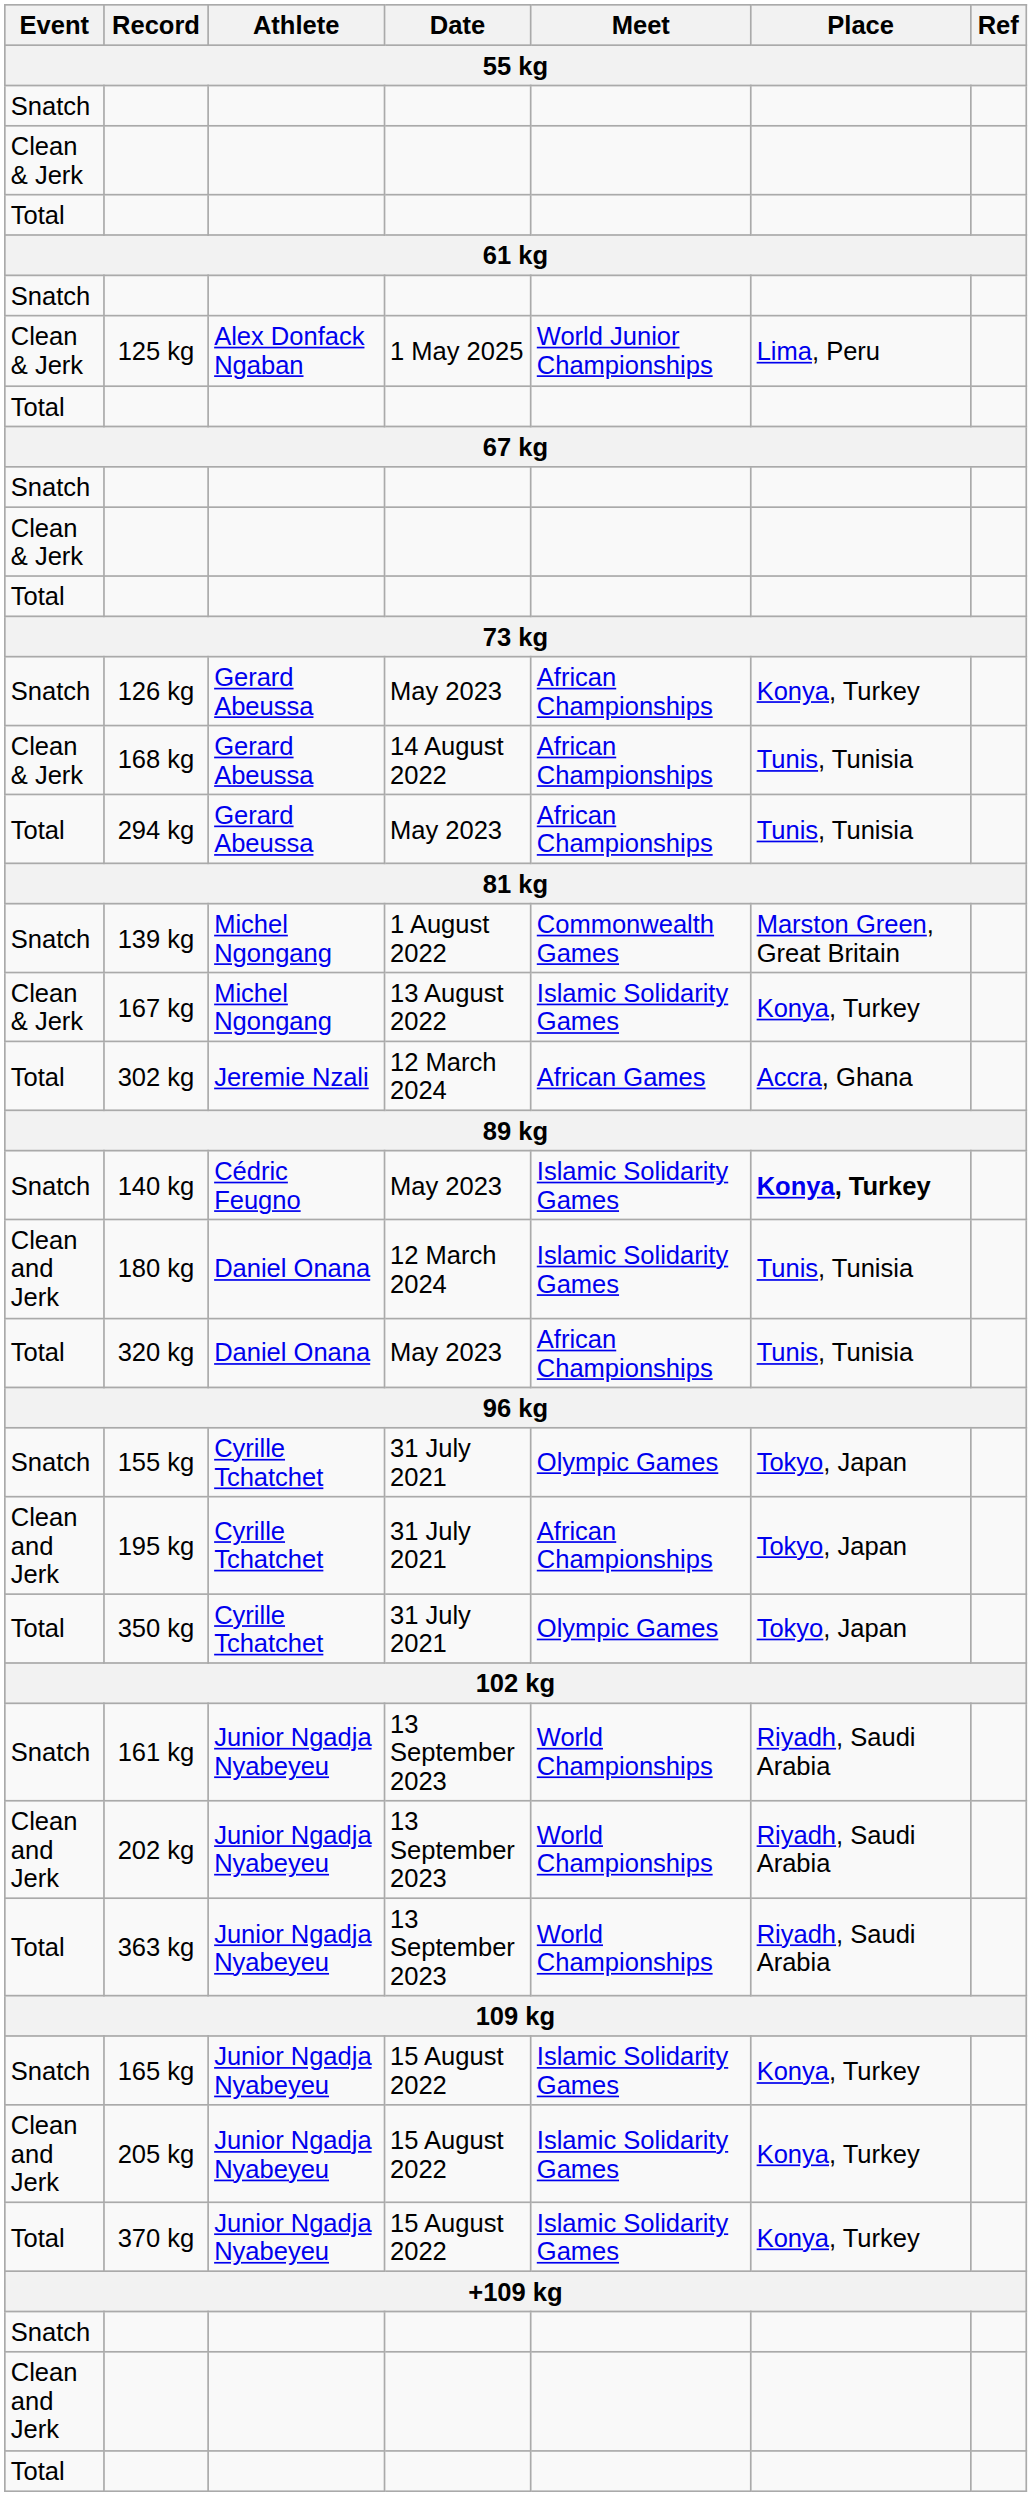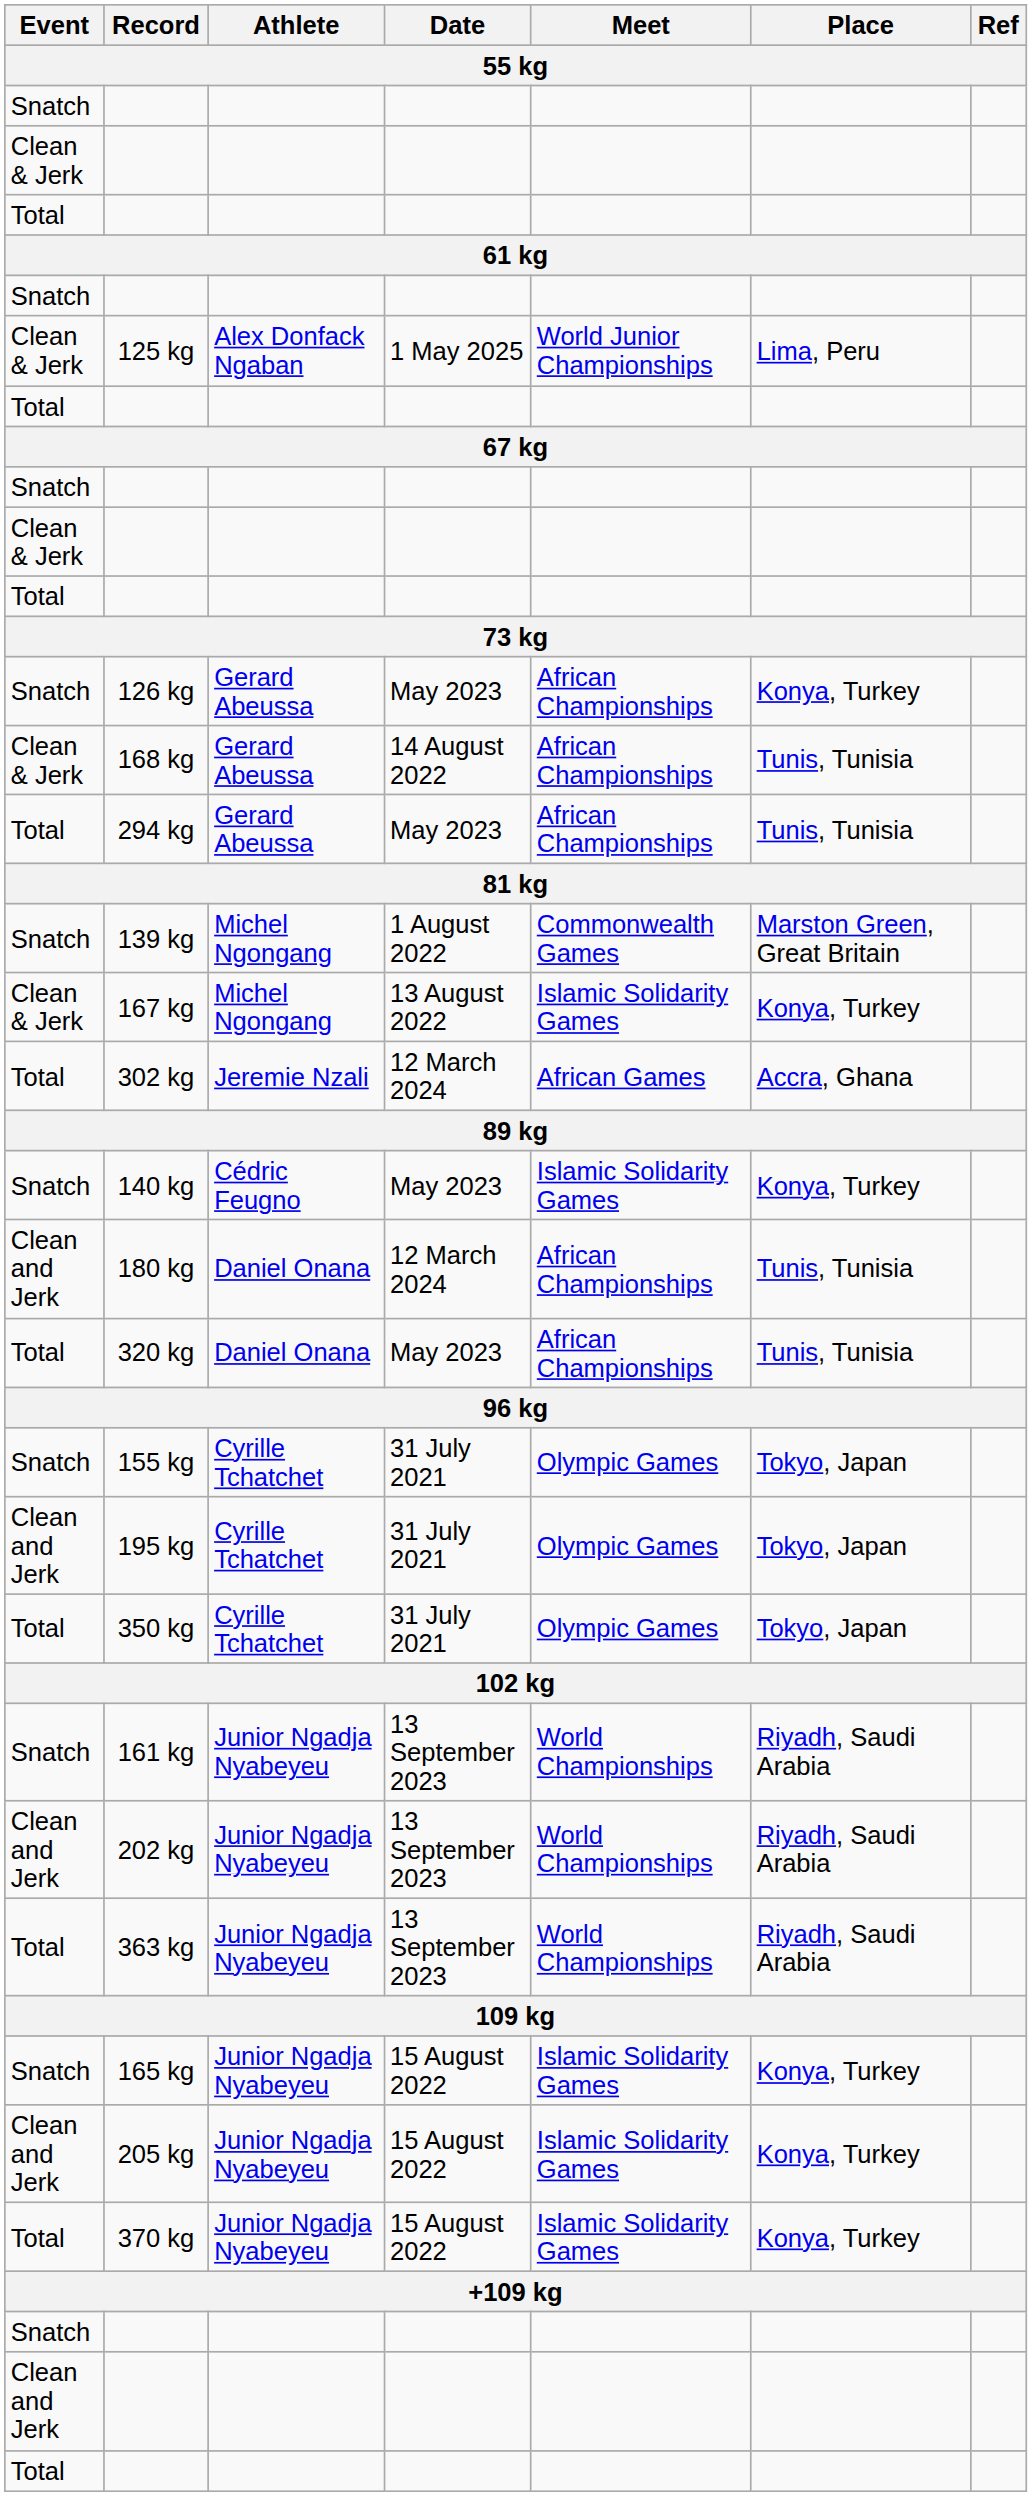(844, 1186) bold -> (838, 1186) normal
(633, 1269) Islamic Solidarity Games -> (625, 1269) African Championships
(625, 1545) African Championships -> (628, 1545) Olympic Games
